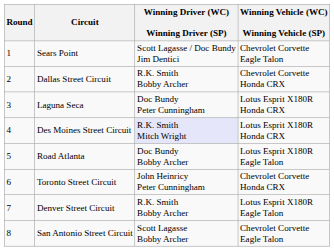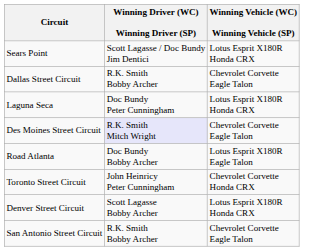- column: (20, 23)
(275, 54) Chevrolet Corvette Eagle Talon -> (246, 54) Lotus Esprit X180R Honda CRX
(275, 79) Chevrolet Corvette Honda CRX -> (244, 79) Chevrolet Corvette Eagle Talon
(277, 131) Lotus Esprit X180R Honda CRX -> (244, 131) Chevrolet Corvette Eagle Talon
(163, 208) R.K. Smith Bobby Archer -> (132, 208) Scott Lagasse Bobby Archer
(277, 208) Lotus Esprit X180R Eagle Talon -> (246, 208) Lotus Esprit X180R Honda CRX
(163, 233) Scott Lagasse Bobby Archer -> (132, 233) R.K. Smith Bobby Archer
